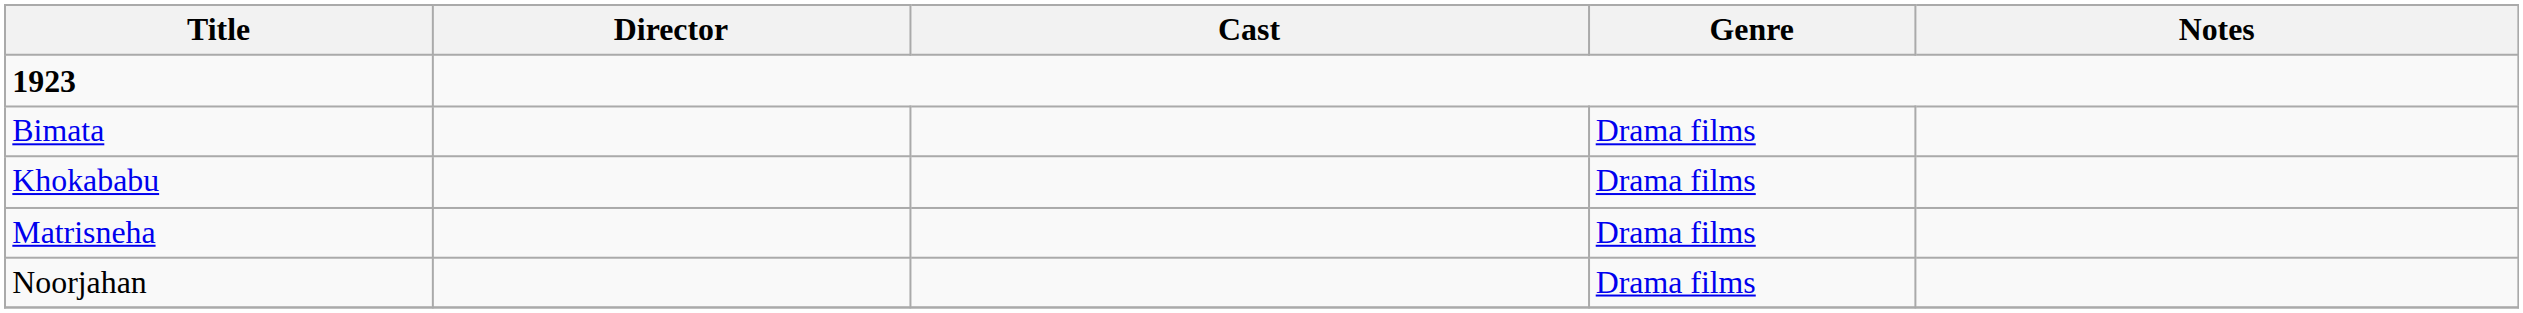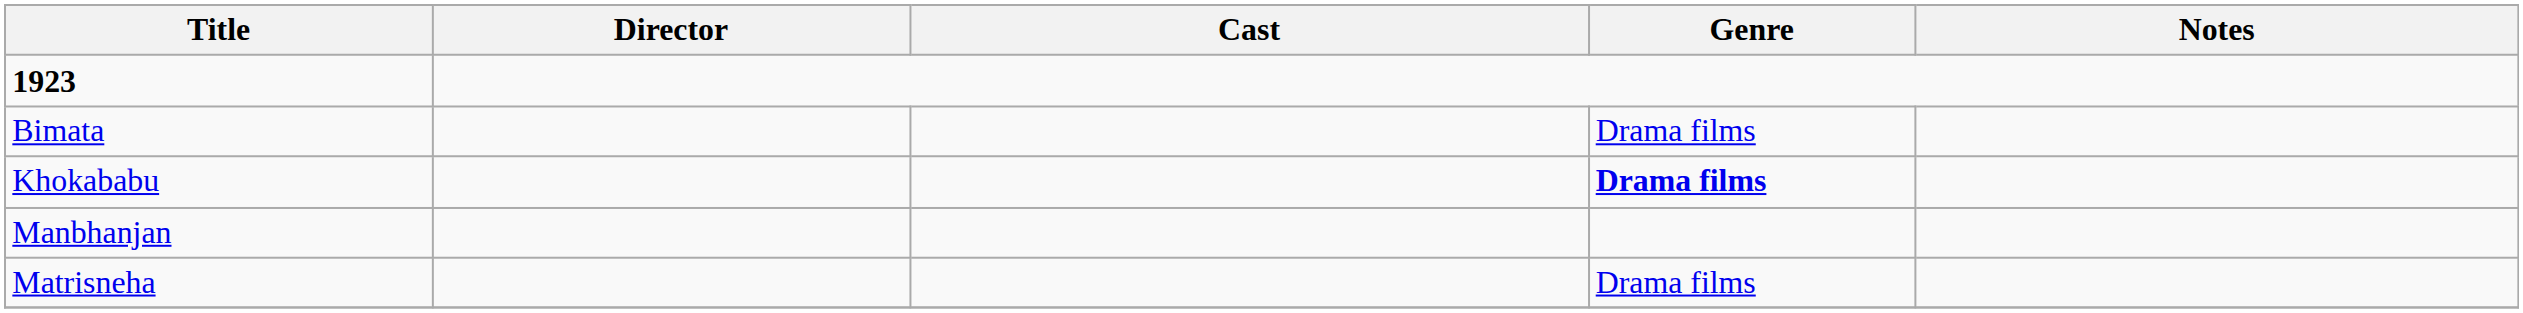(1676, 181) normal -> (1681, 181) bold
+ row: (92, 231)
- row: (80, 282)
